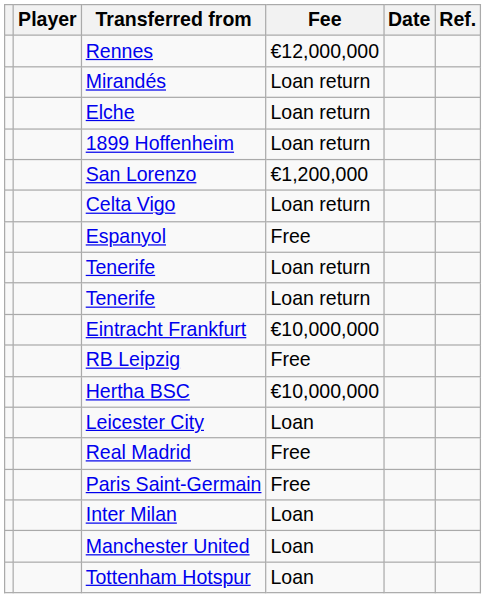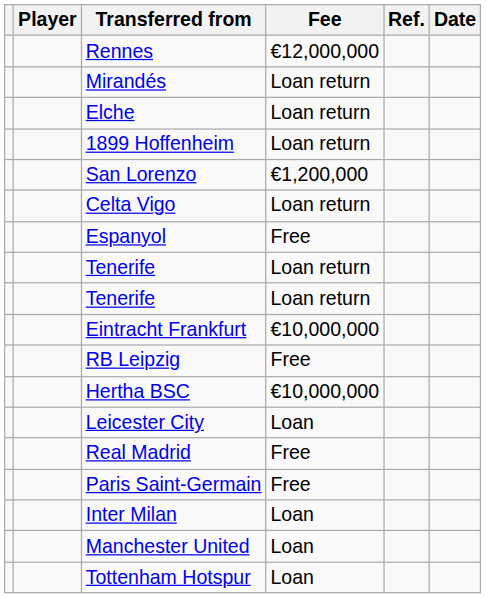columns swapped: (409, 19) <-> (458, 19)
